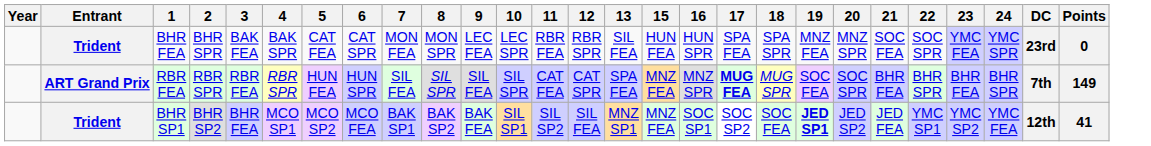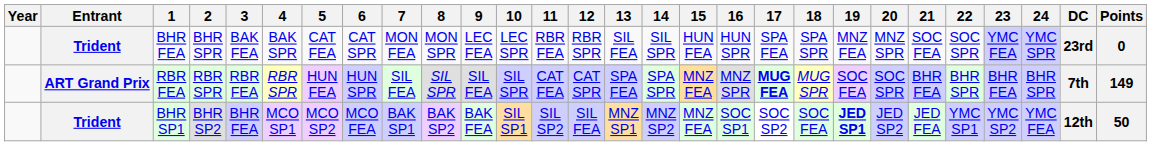+ column: (661, 15)
(1084, 121) 41 -> (1122, 121) 50
